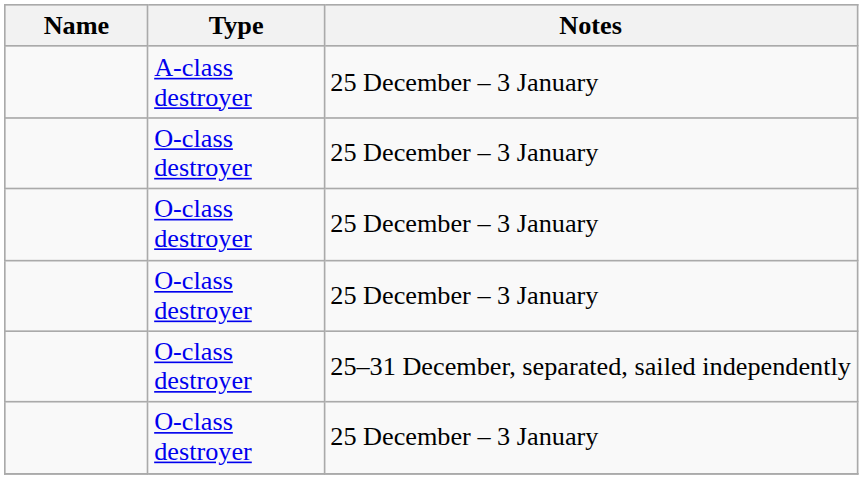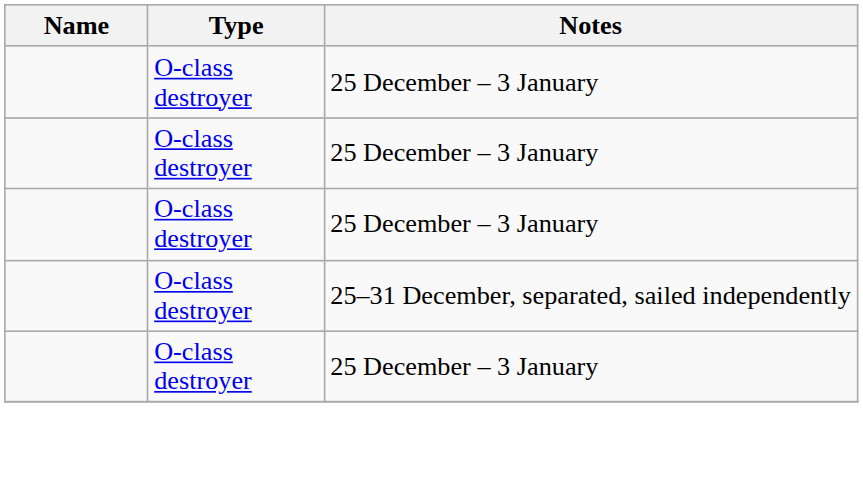- row: (203, 81)
